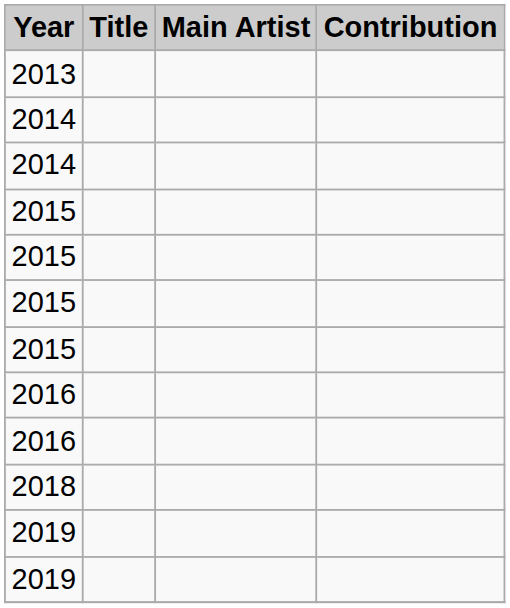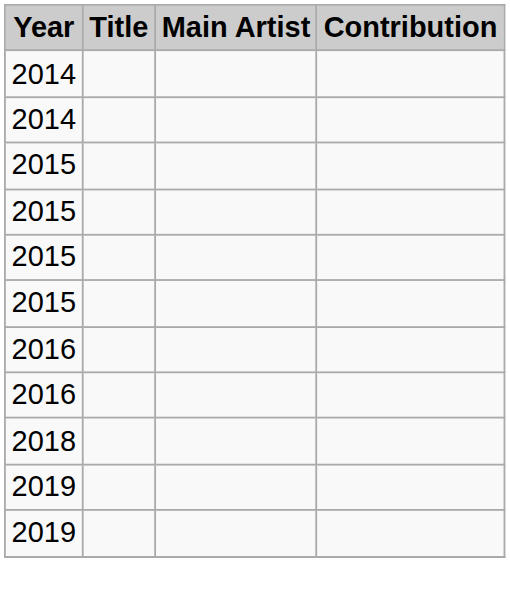- row: (44, 73)
